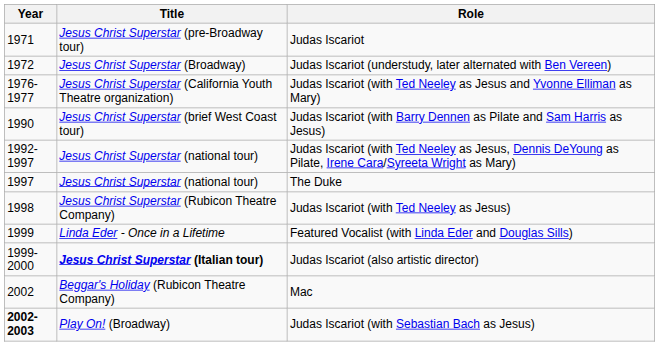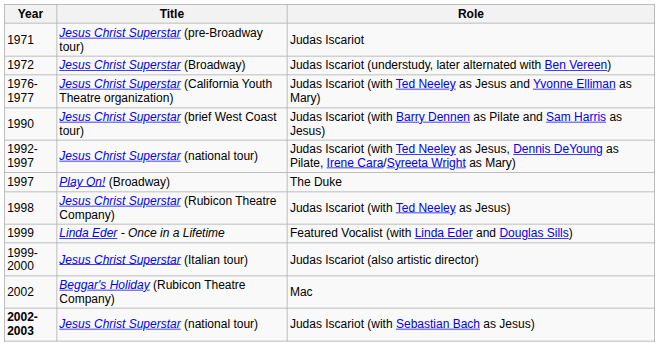(159, 182) Jesus Christ Superstar (national tour) -> (115, 182) Play On! (Broadway)
(161, 259) bold -> (154, 259) normal
(115, 324) Play On! (Broadway) -> (159, 324) Jesus Christ Superstar (national tour)
